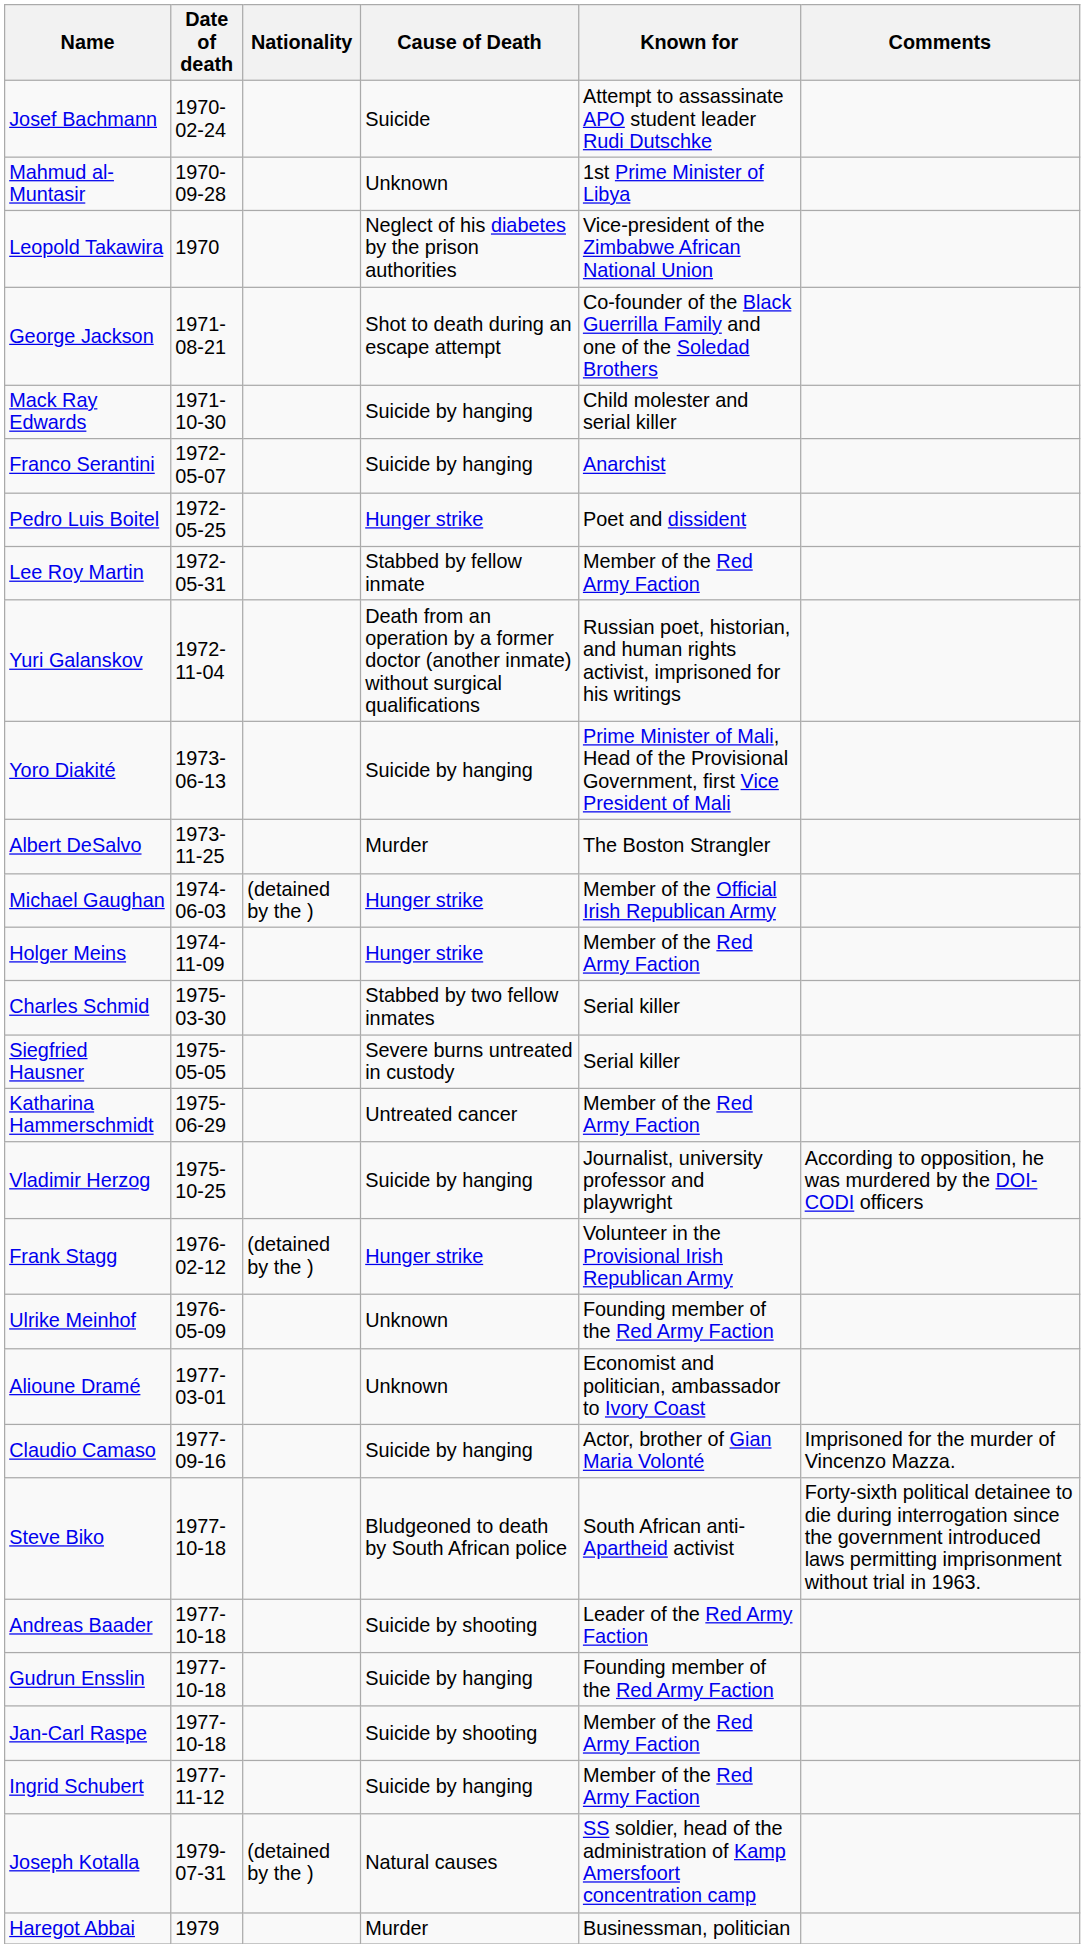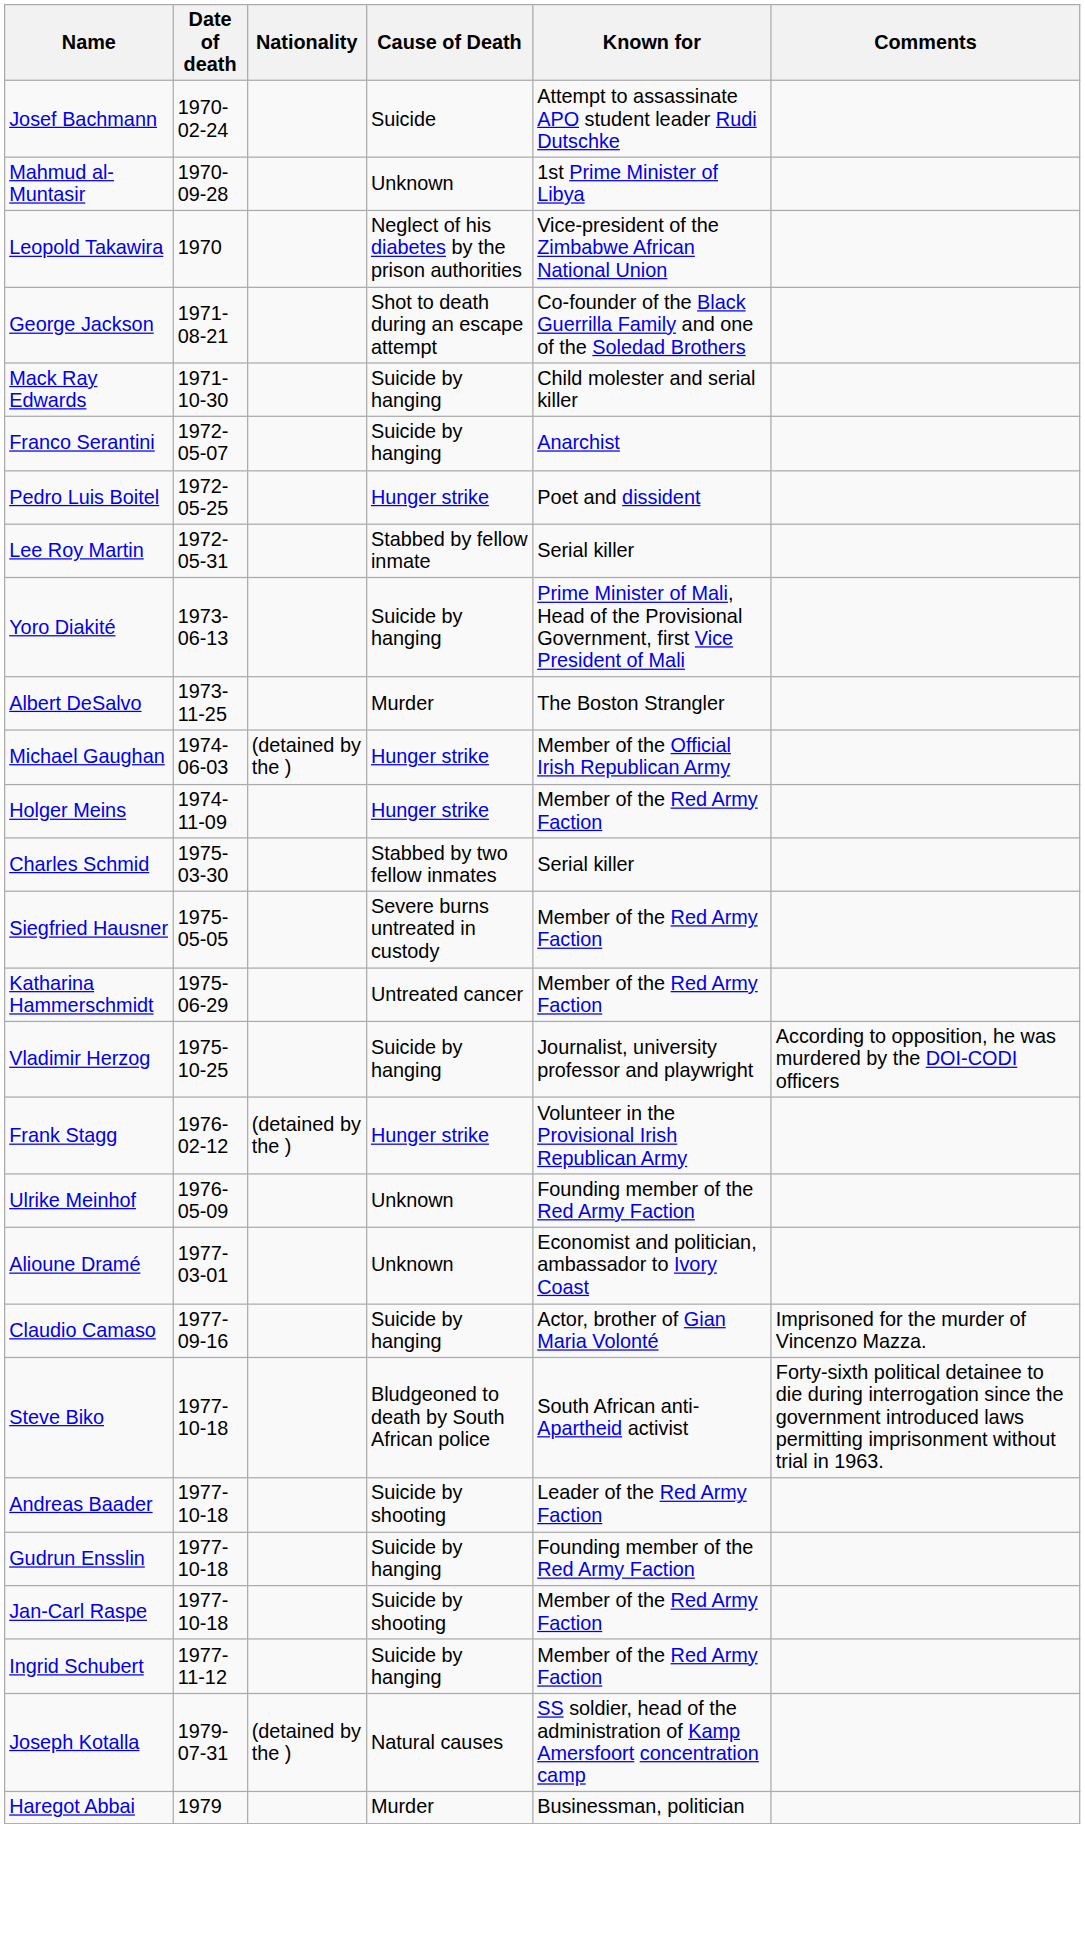(668, 573) Member of the Red Army Faction -> (586, 550) Serial killer
- row: (76, 660)
(631, 1061) Serial killer -> (647, 929) Member of the Red Army Faction
